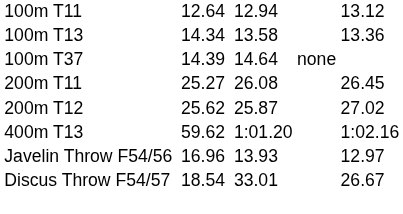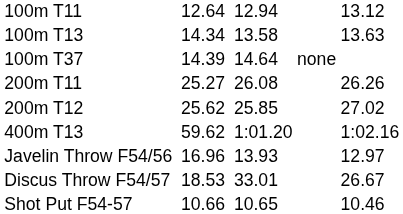(363, 35) 13.36 -> (363, 35) 13.63
(363, 83) 26.45 -> (363, 83) 26.26
(256, 107) 25.87 -> (256, 107) 25.85
(203, 180) 18.54 -> (203, 180) 18.53
+ row: (68, 204)
